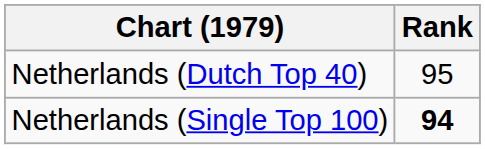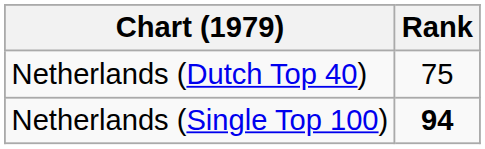(437, 73) 95 -> (437, 73) 75
